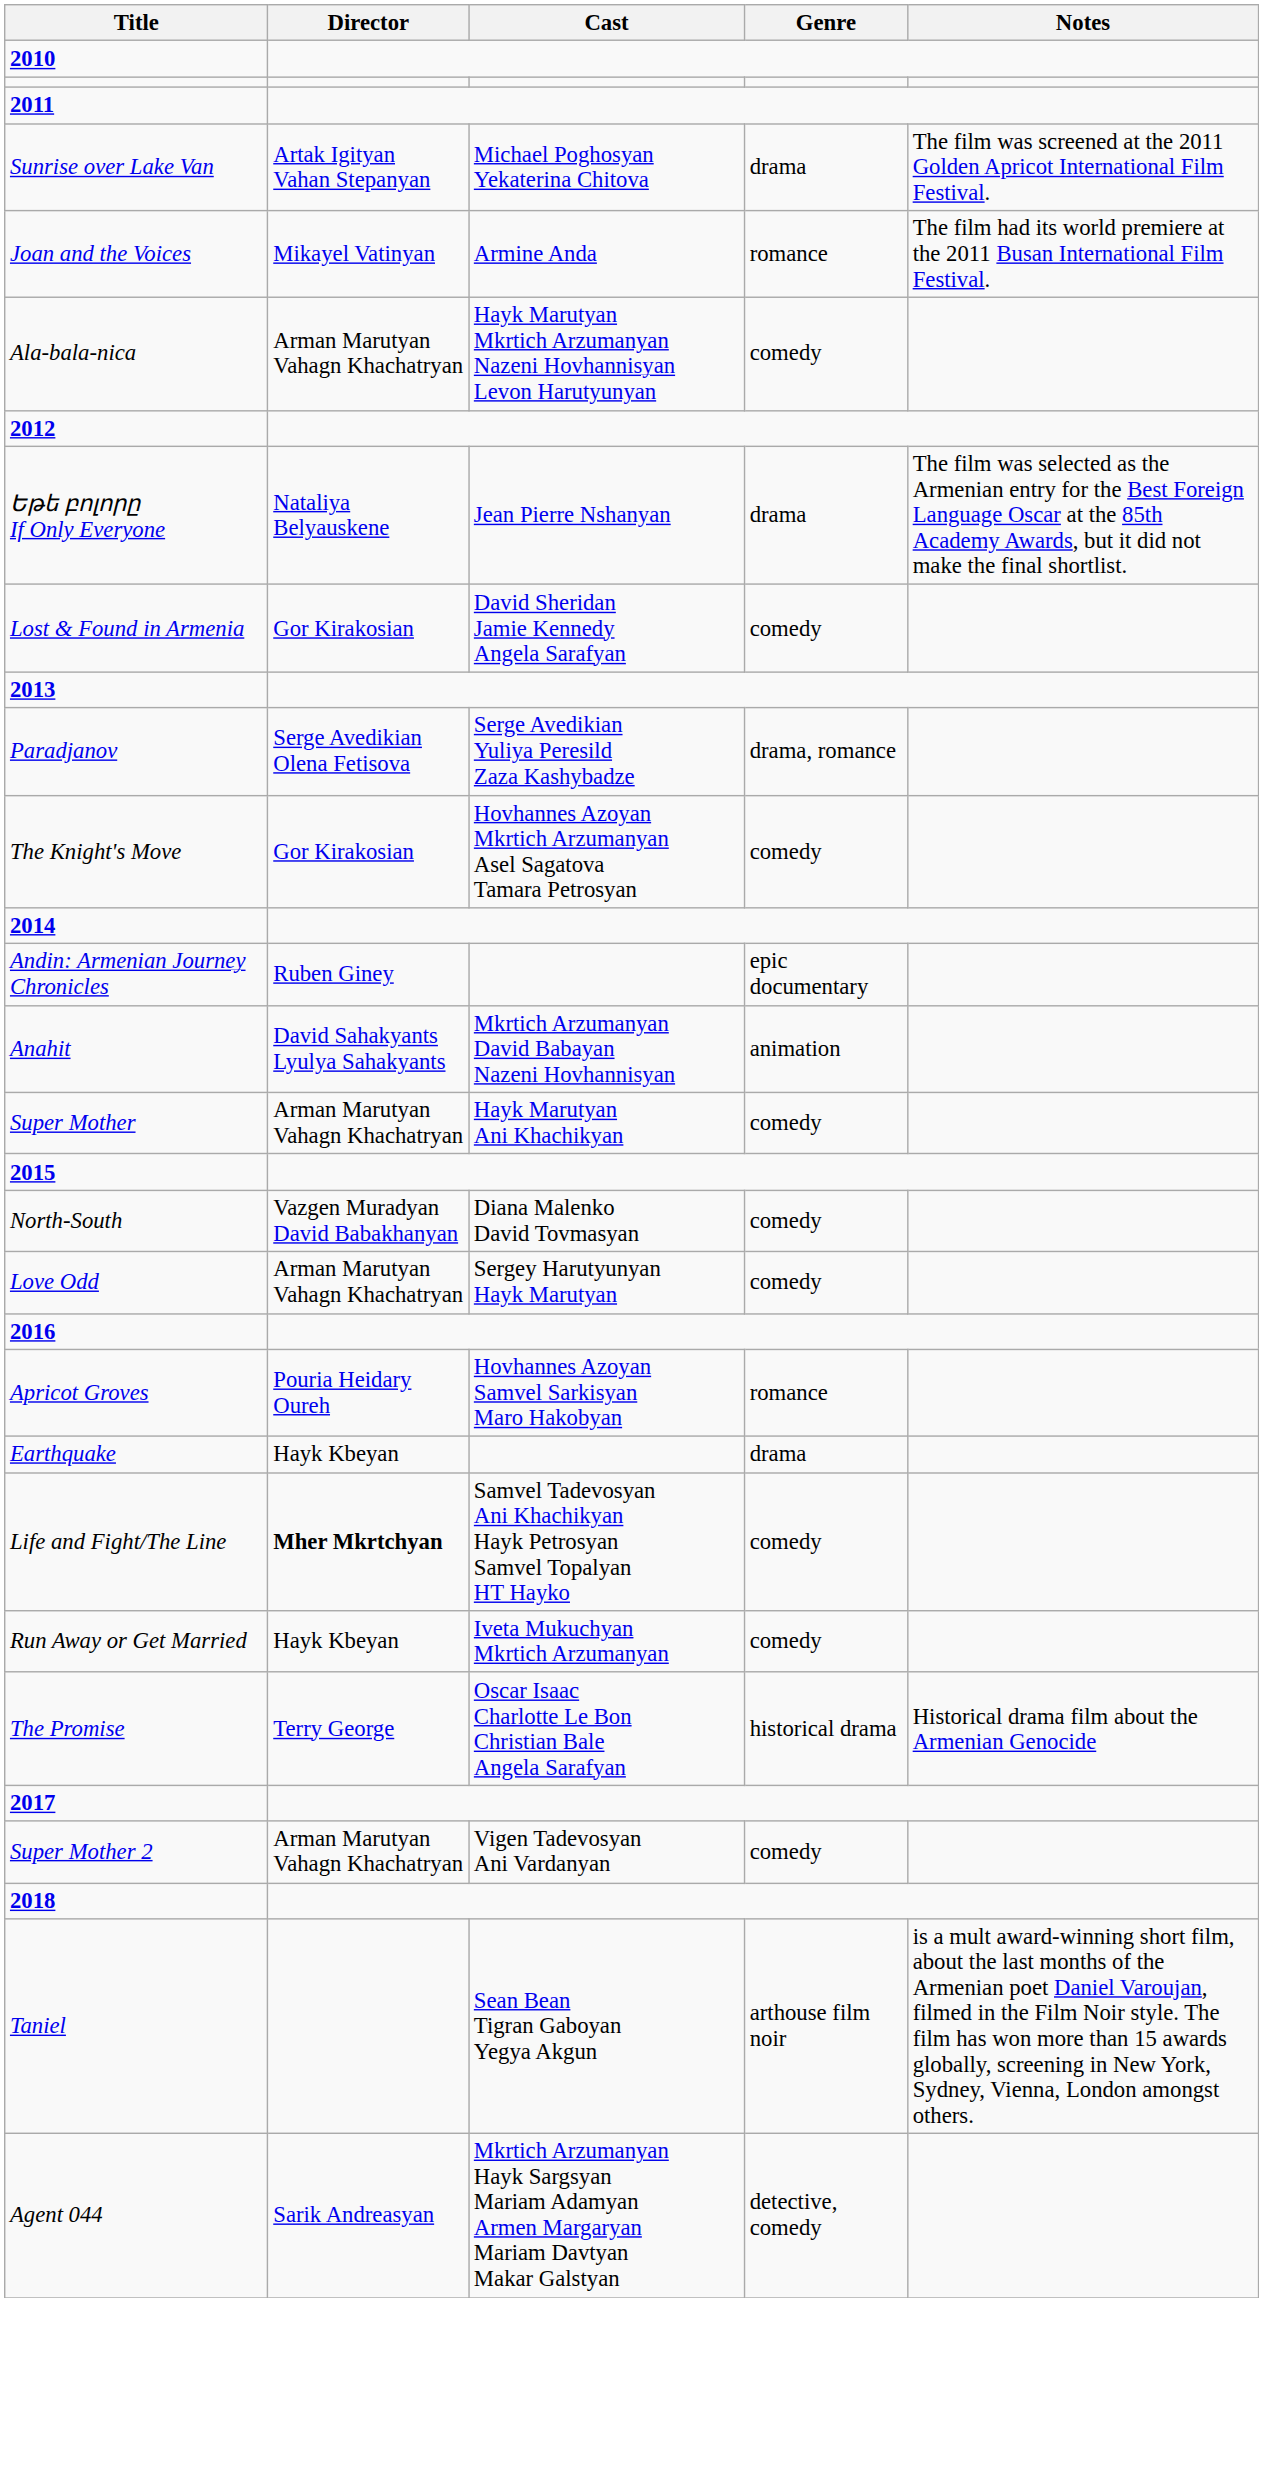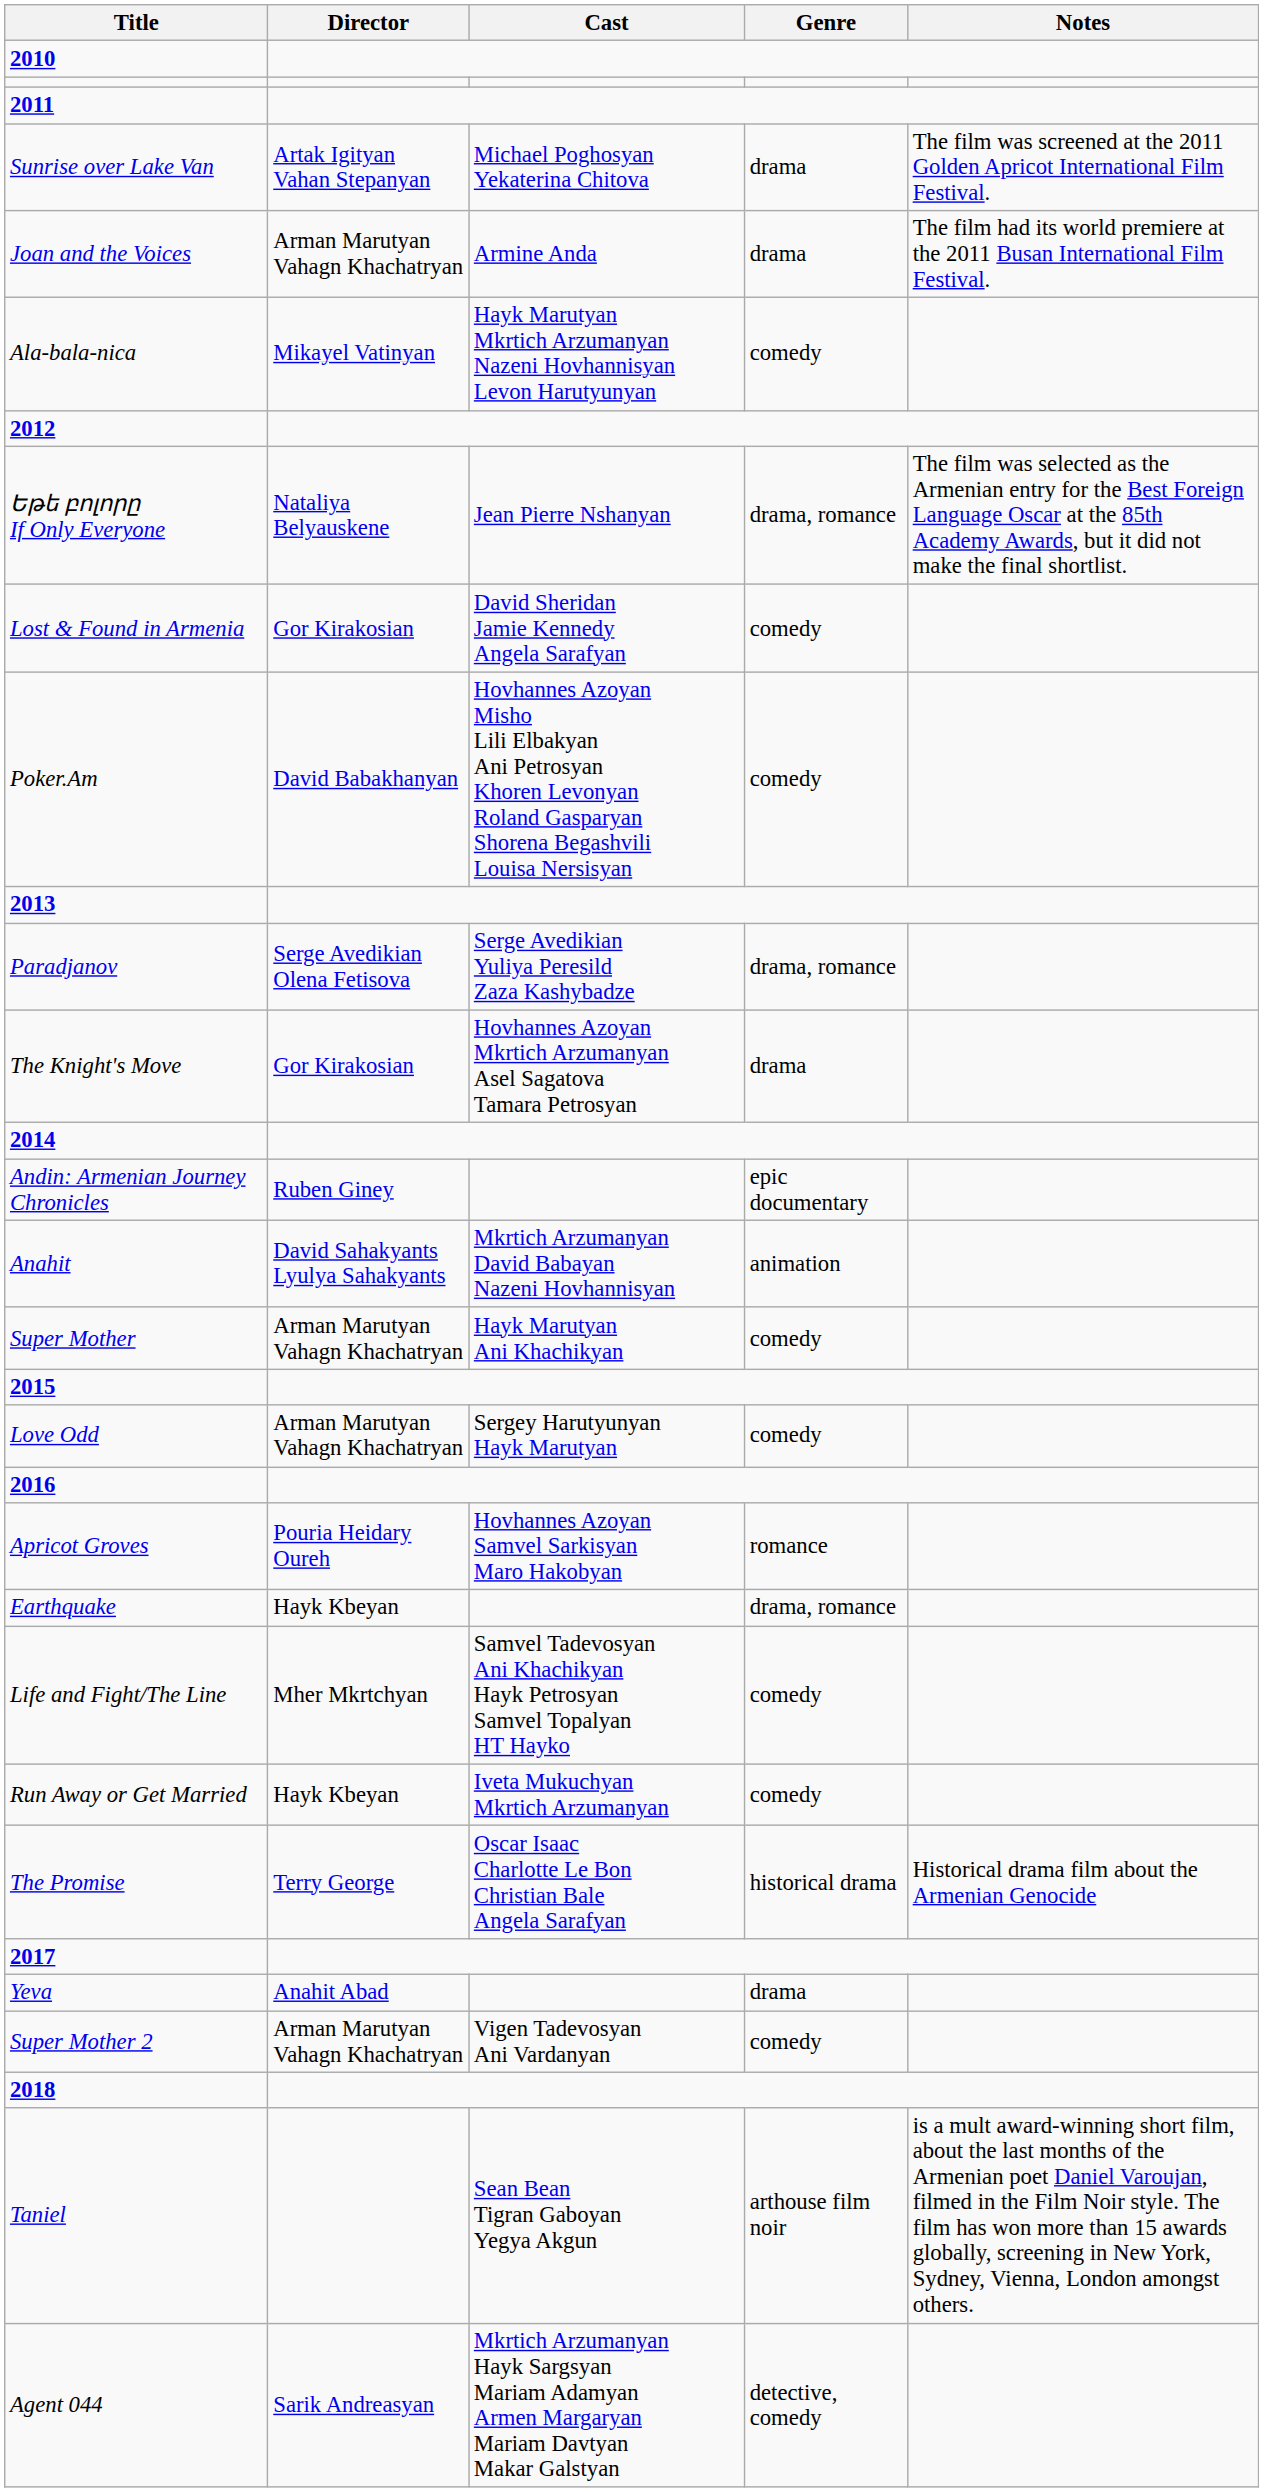(354, 253) Mikayel Vatinyan -> (368, 253) Arman Marutyan Vahagn Khachatryan
(789, 253) romance -> (778, 253) drama
(368, 353) Arman Marutyan Vahagn Khachatryan -> (354, 353) Mikayel Vatinyan
(778, 515) drama -> (823, 515) drama, romance
+ row: (54, 779)
(786, 851) comedy -> (778, 1066) drama
- row: (66, 1220)
(778, 1454) drama -> (823, 1607) drama, romance
(358, 1541) bold -> (351, 1694) normal
+ row: (31, 1992)
